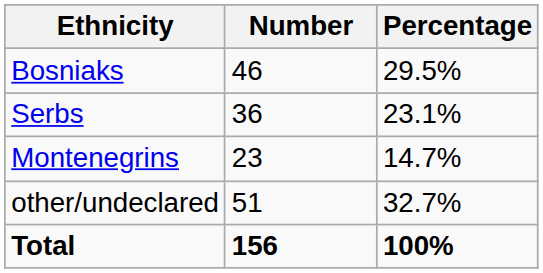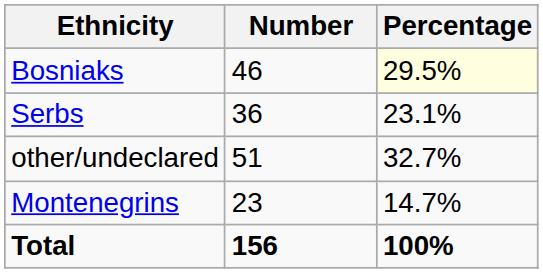(422, 70) no background -> (422, 70) lightyellow background
rows swapped: (95, 158) <-> (115, 202)
